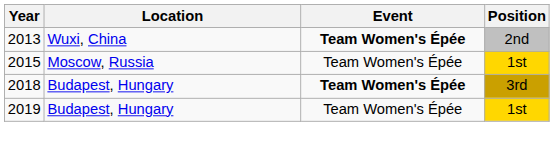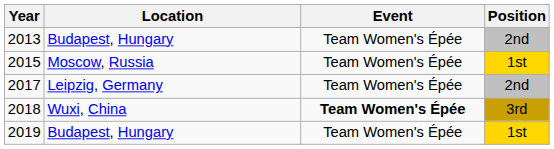(87, 39) Wuxi, China -> (110, 39) Budapest, Hungary
(393, 39) bold -> (393, 39) normal
+ row: (24, 86)
(110, 86) Budapest, Hungary -> (87, 109) Wuxi, China
